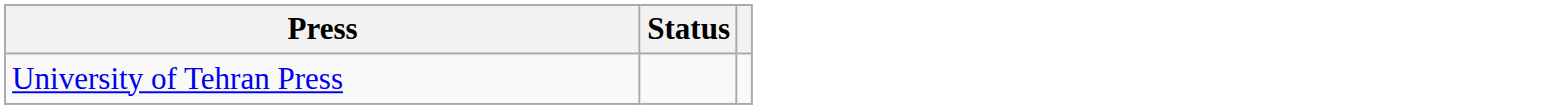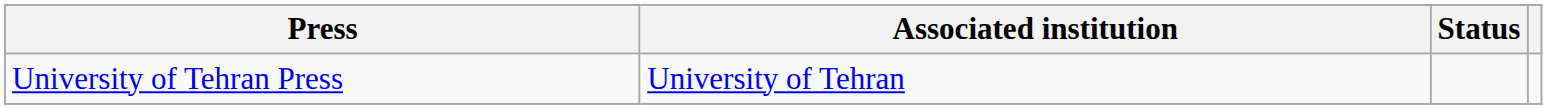+ column: (1035, 29)
